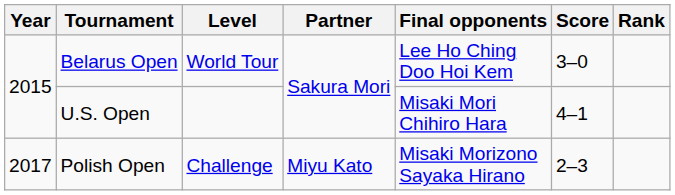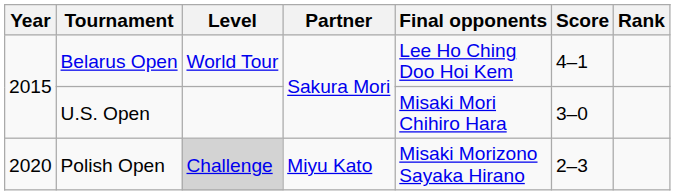(572, 61) 3–0 -> (572, 61) 4–1
(572, 113) 4–1 -> (572, 113) 3–0
(30, 164) 2017 -> (30, 164) 2020
(230, 164) no background -> (230, 164) lightgrey background
